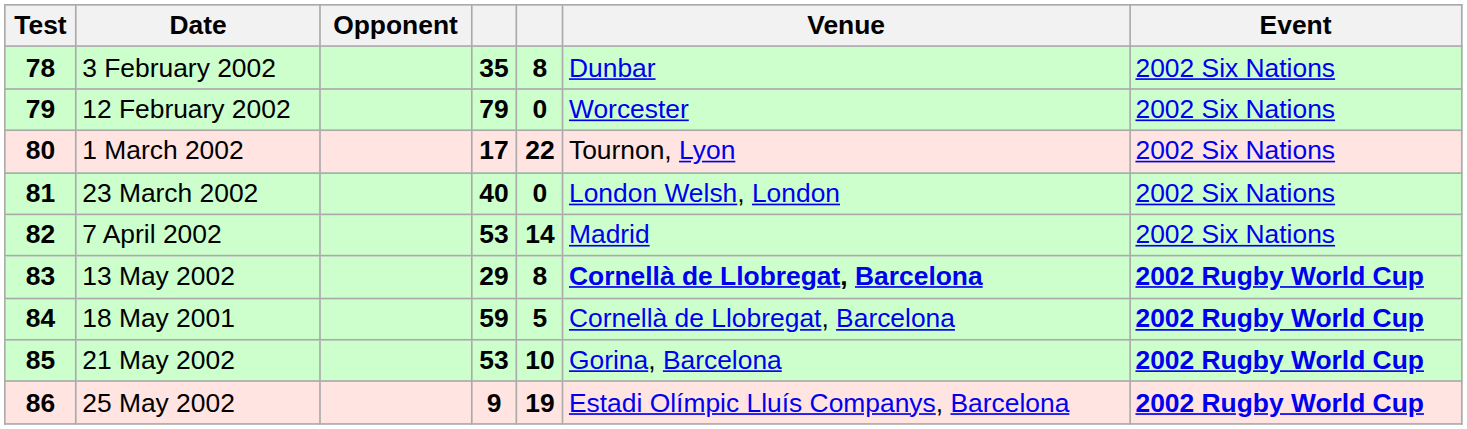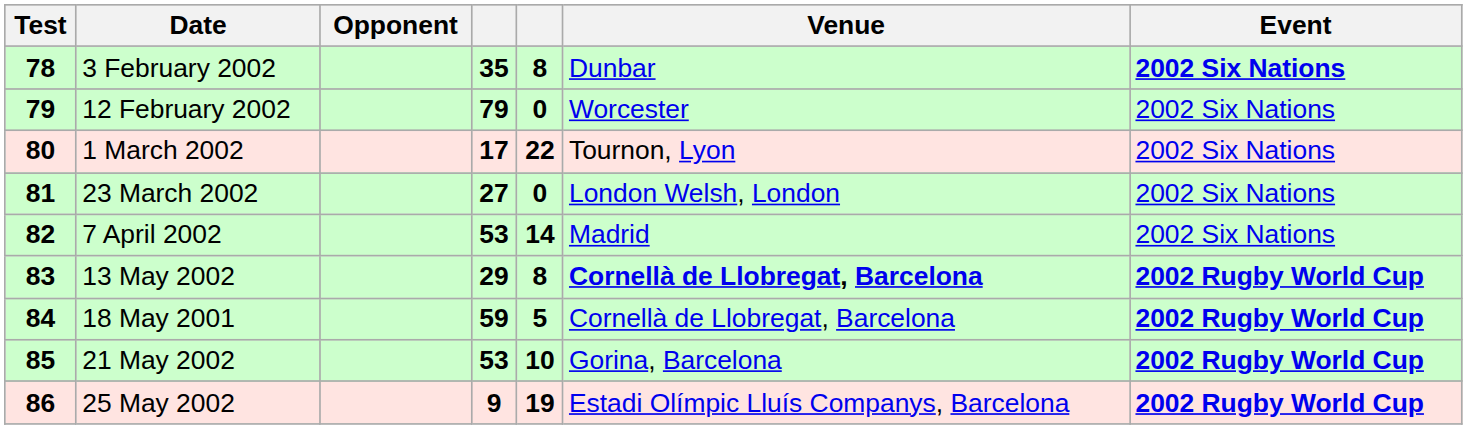(1235, 67) normal -> (1240, 67) bold
(494, 192) 40 -> (494, 192) 27
